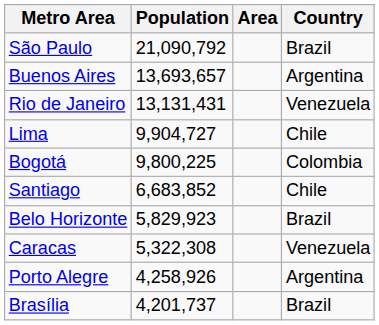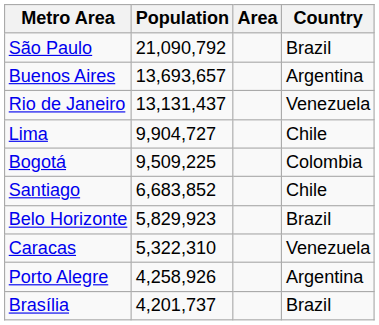(181, 104) 13,131,431 -> (181, 104) 13,131,437
(176, 162) 9,800,225 -> (176, 162) 9,509,225
(176, 248) 5,322,308 -> (176, 248) 5,322,310
